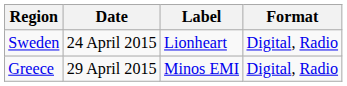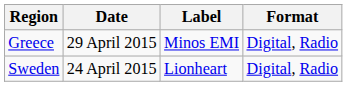rows swapped: (34, 42) <-> (31, 68)
